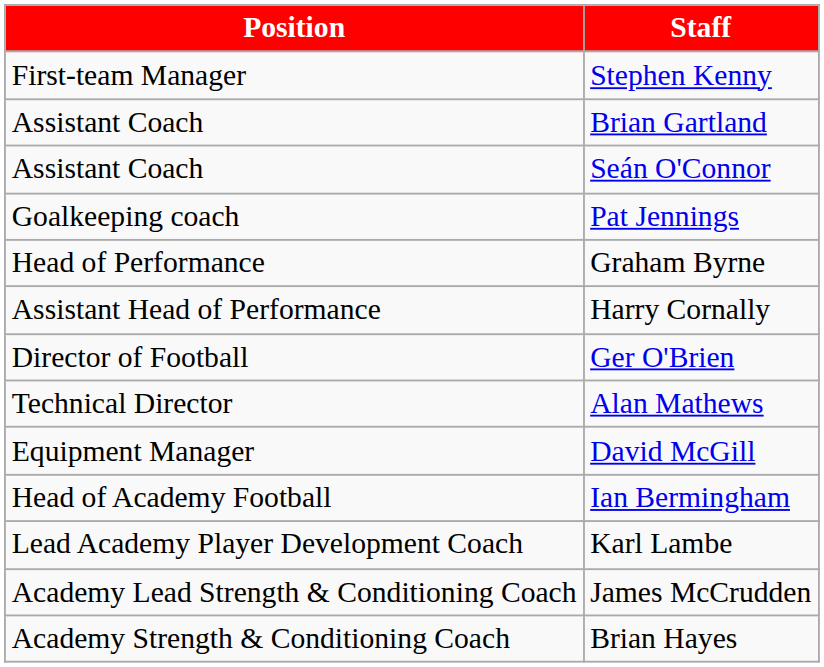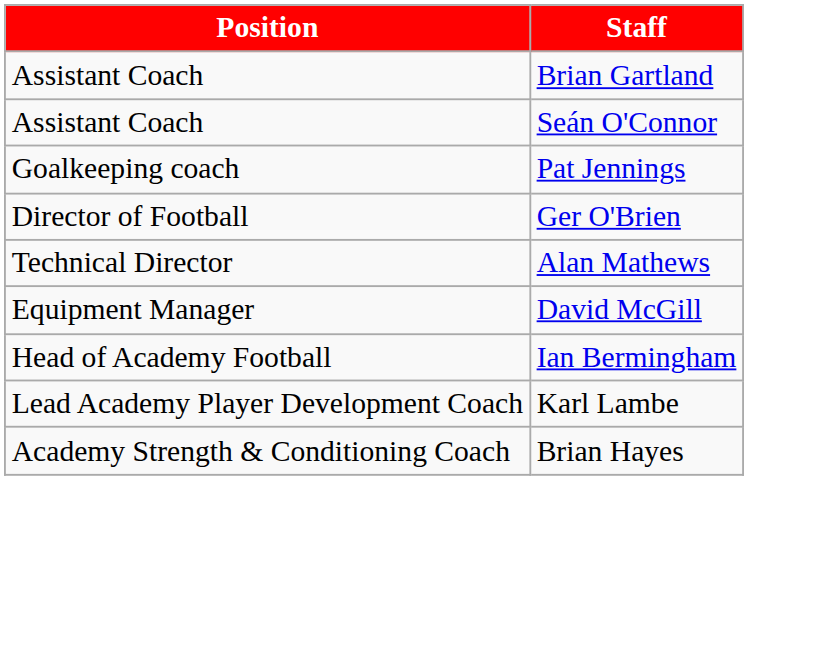- row: (681, 74)
- row: (678, 262)
- row: (680, 309)
- row: (701, 591)
